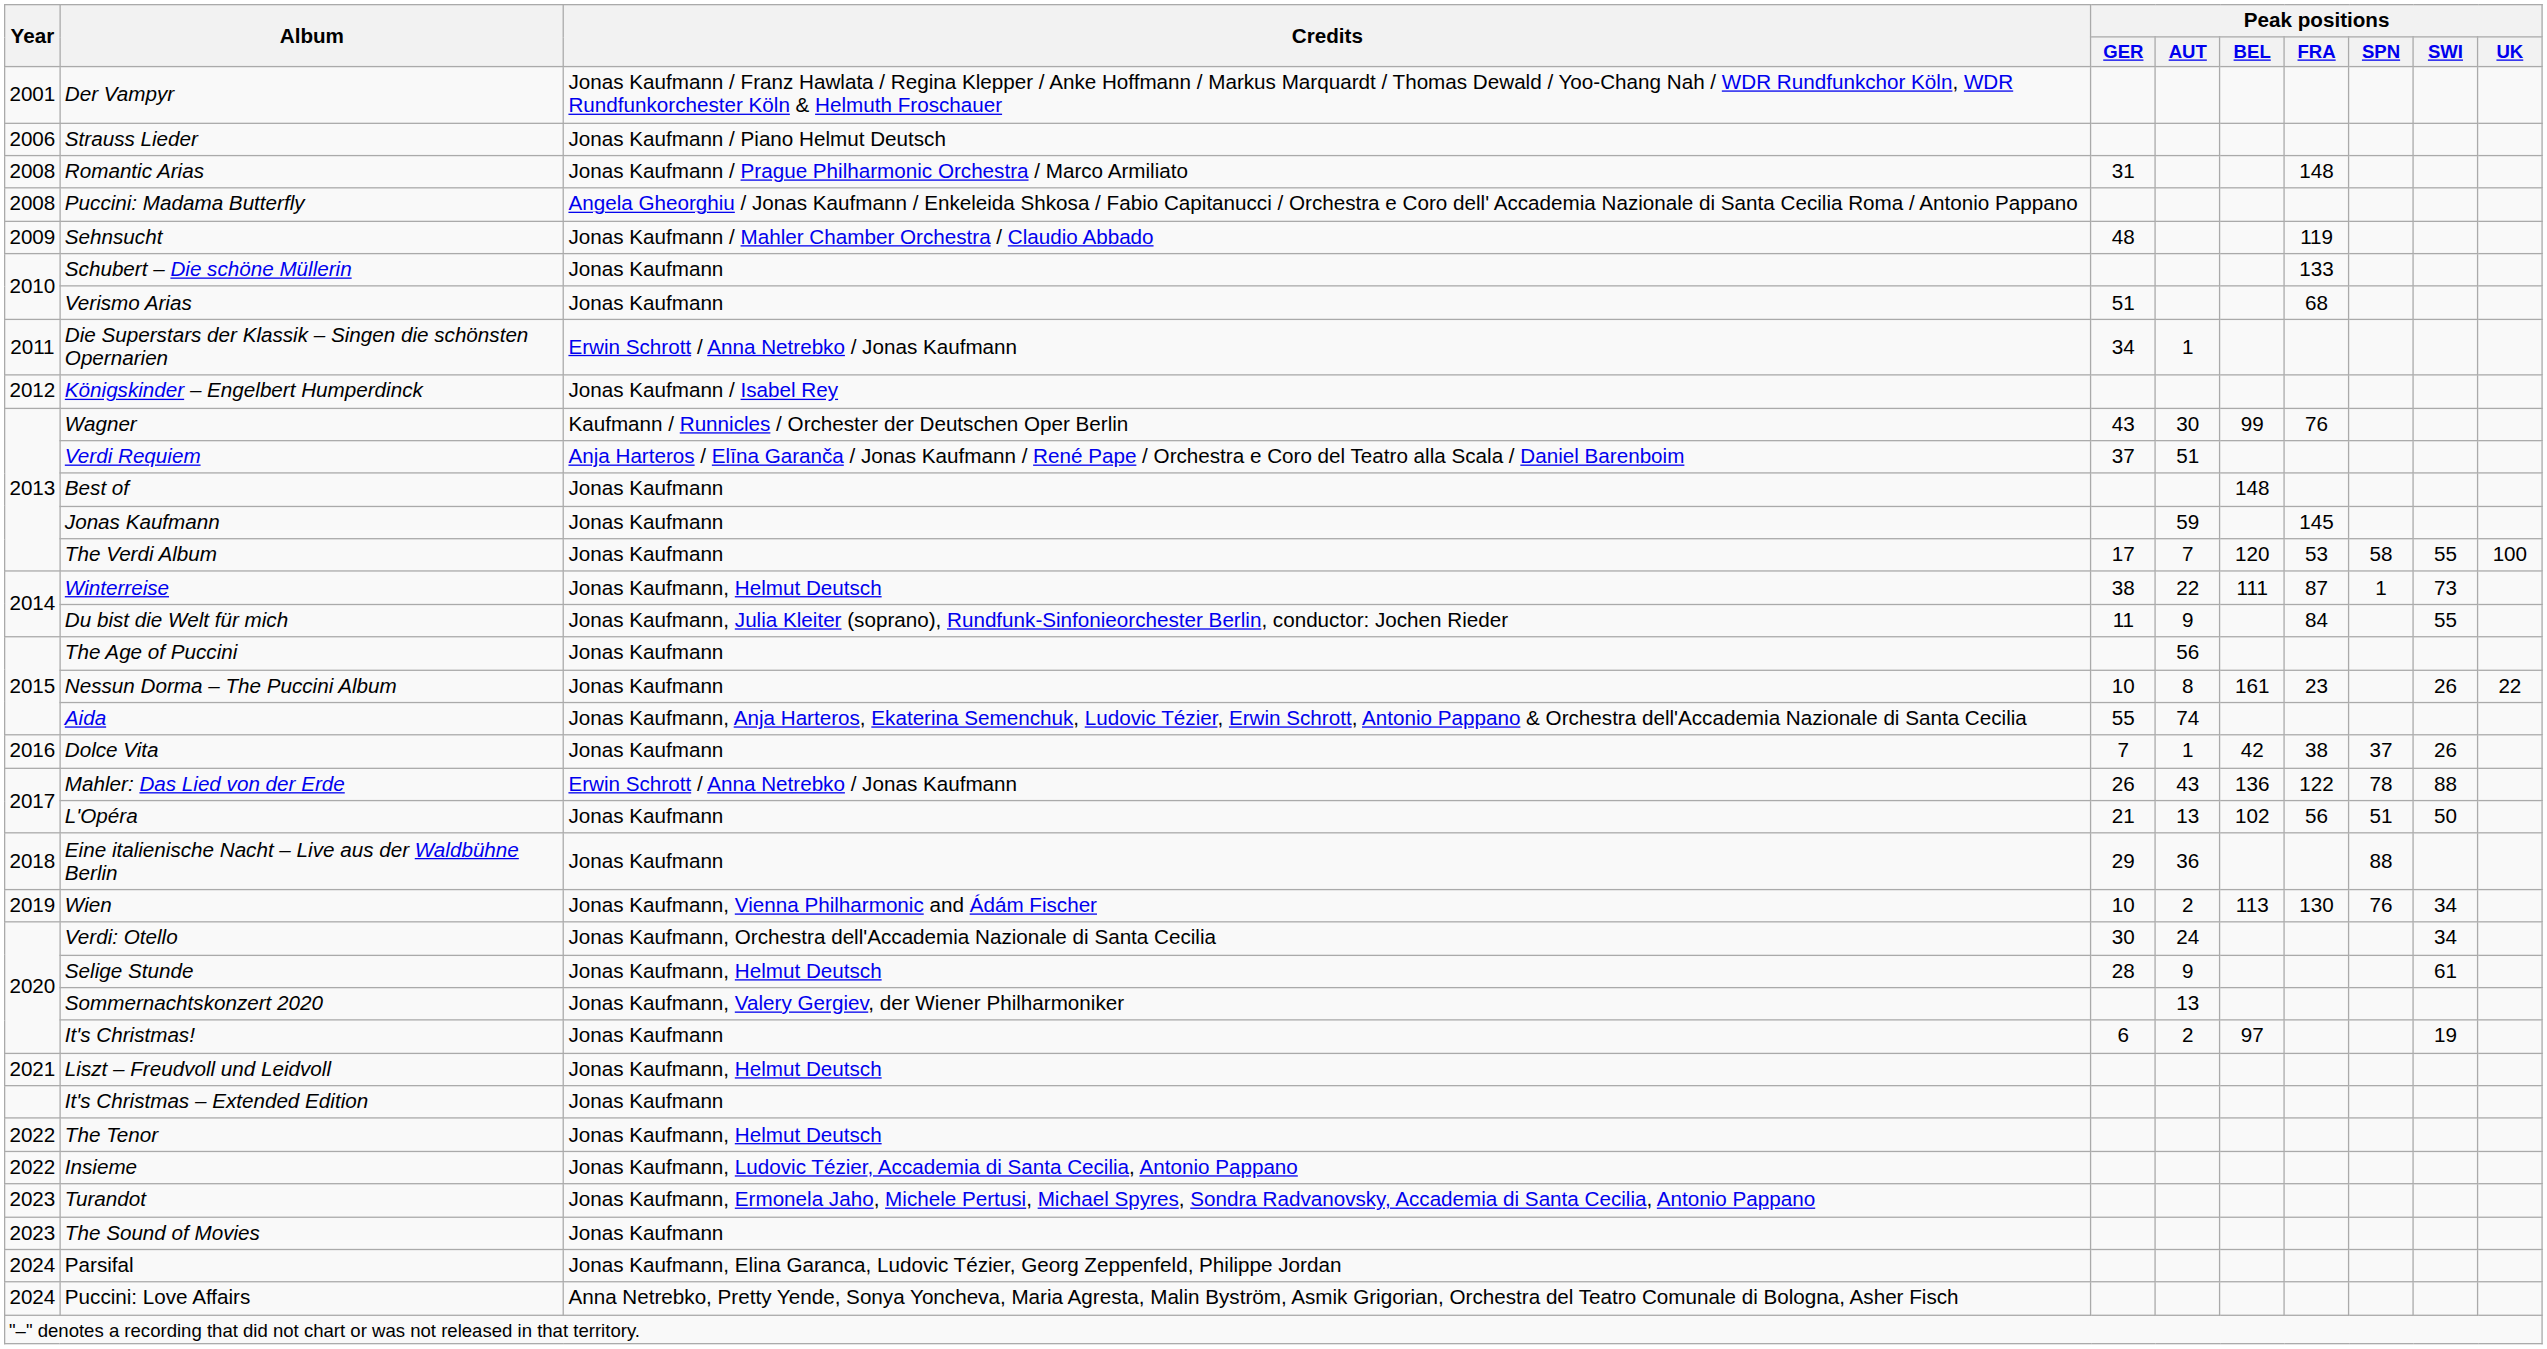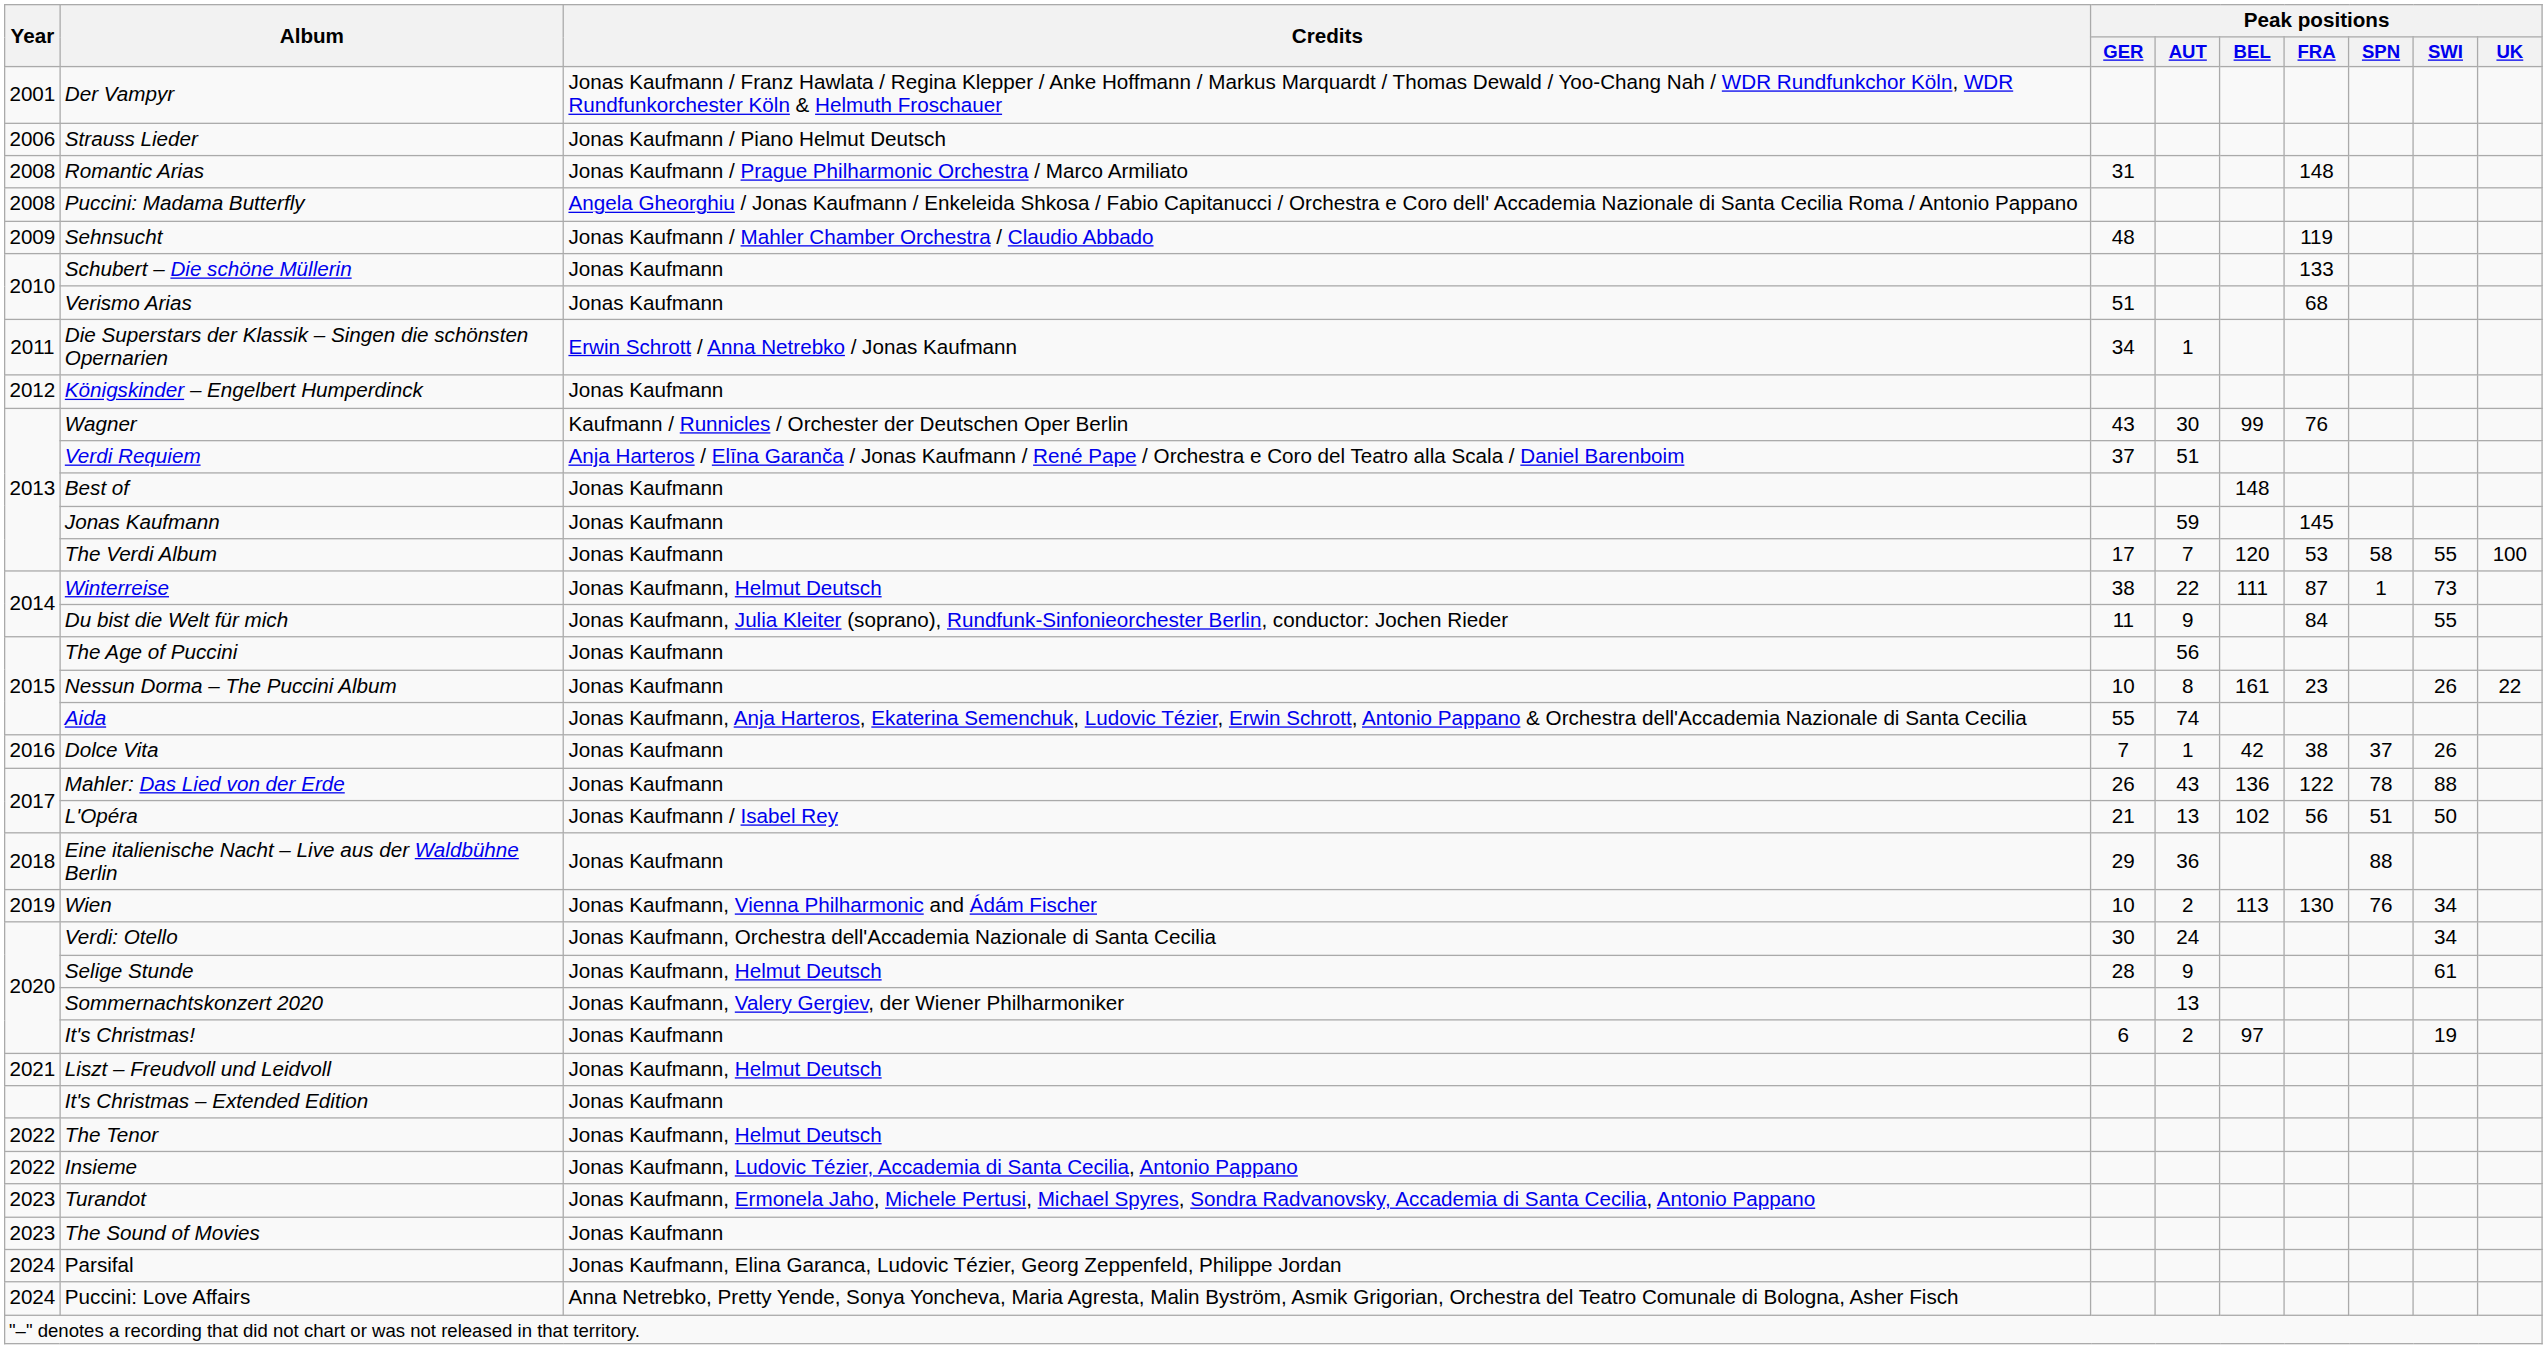(703, 391) Jonas Kaufmann / Isabel Rey -> (646, 391) Jonas Kaufmann
(793, 784) Erwin Schrott / Anna Netrebko / Jonas Kaufmann -> (646, 784) Jonas Kaufmann
(646, 816) Jonas Kaufmann -> (703, 816) Jonas Kaufmann / Isabel Rey
